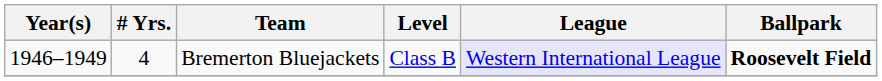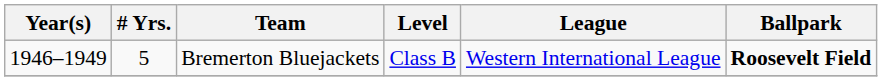(144, 58) 4 -> (144, 58) 5
(593, 58) lavender background -> (593, 58) no background
